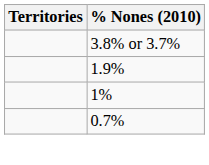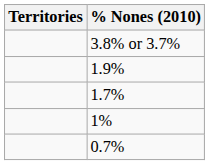+ row: (107, 95)
